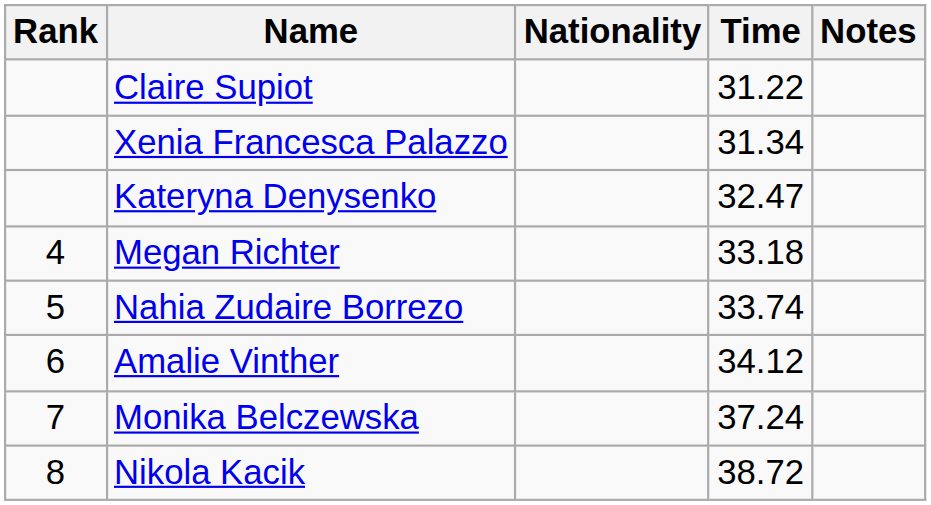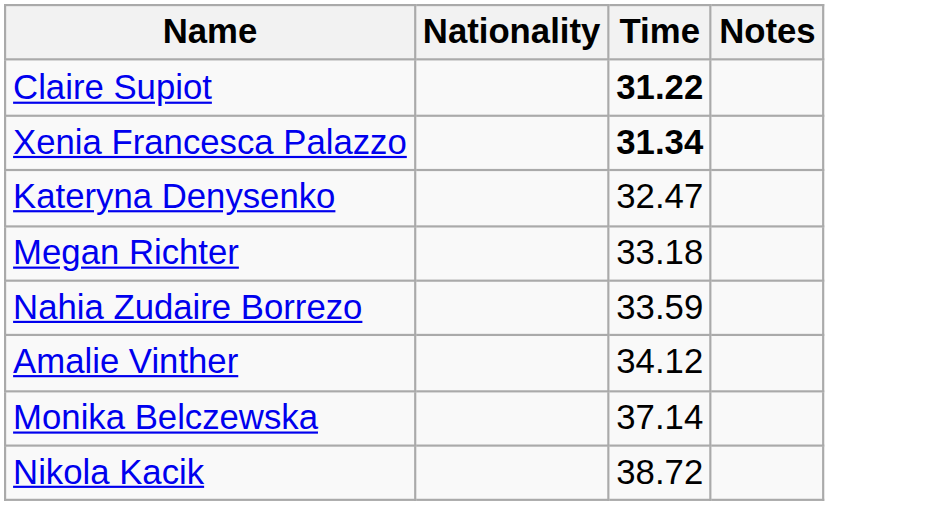- column: (56, 32)
(761, 87) normal -> (660, 87) bold
(761, 142) normal -> (660, 142) bold
(761, 307) 33.74 -> (660, 307) 33.59
(761, 417) 37.24 -> (660, 417) 37.14
